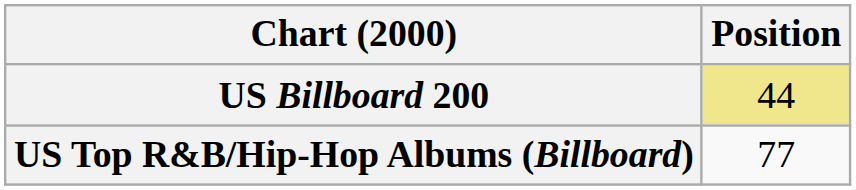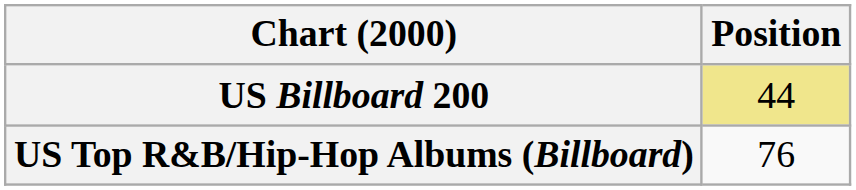(776, 154) 77 -> (776, 154) 76
